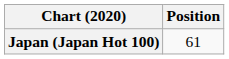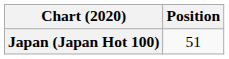(193, 41) 61 -> (193, 41) 51
